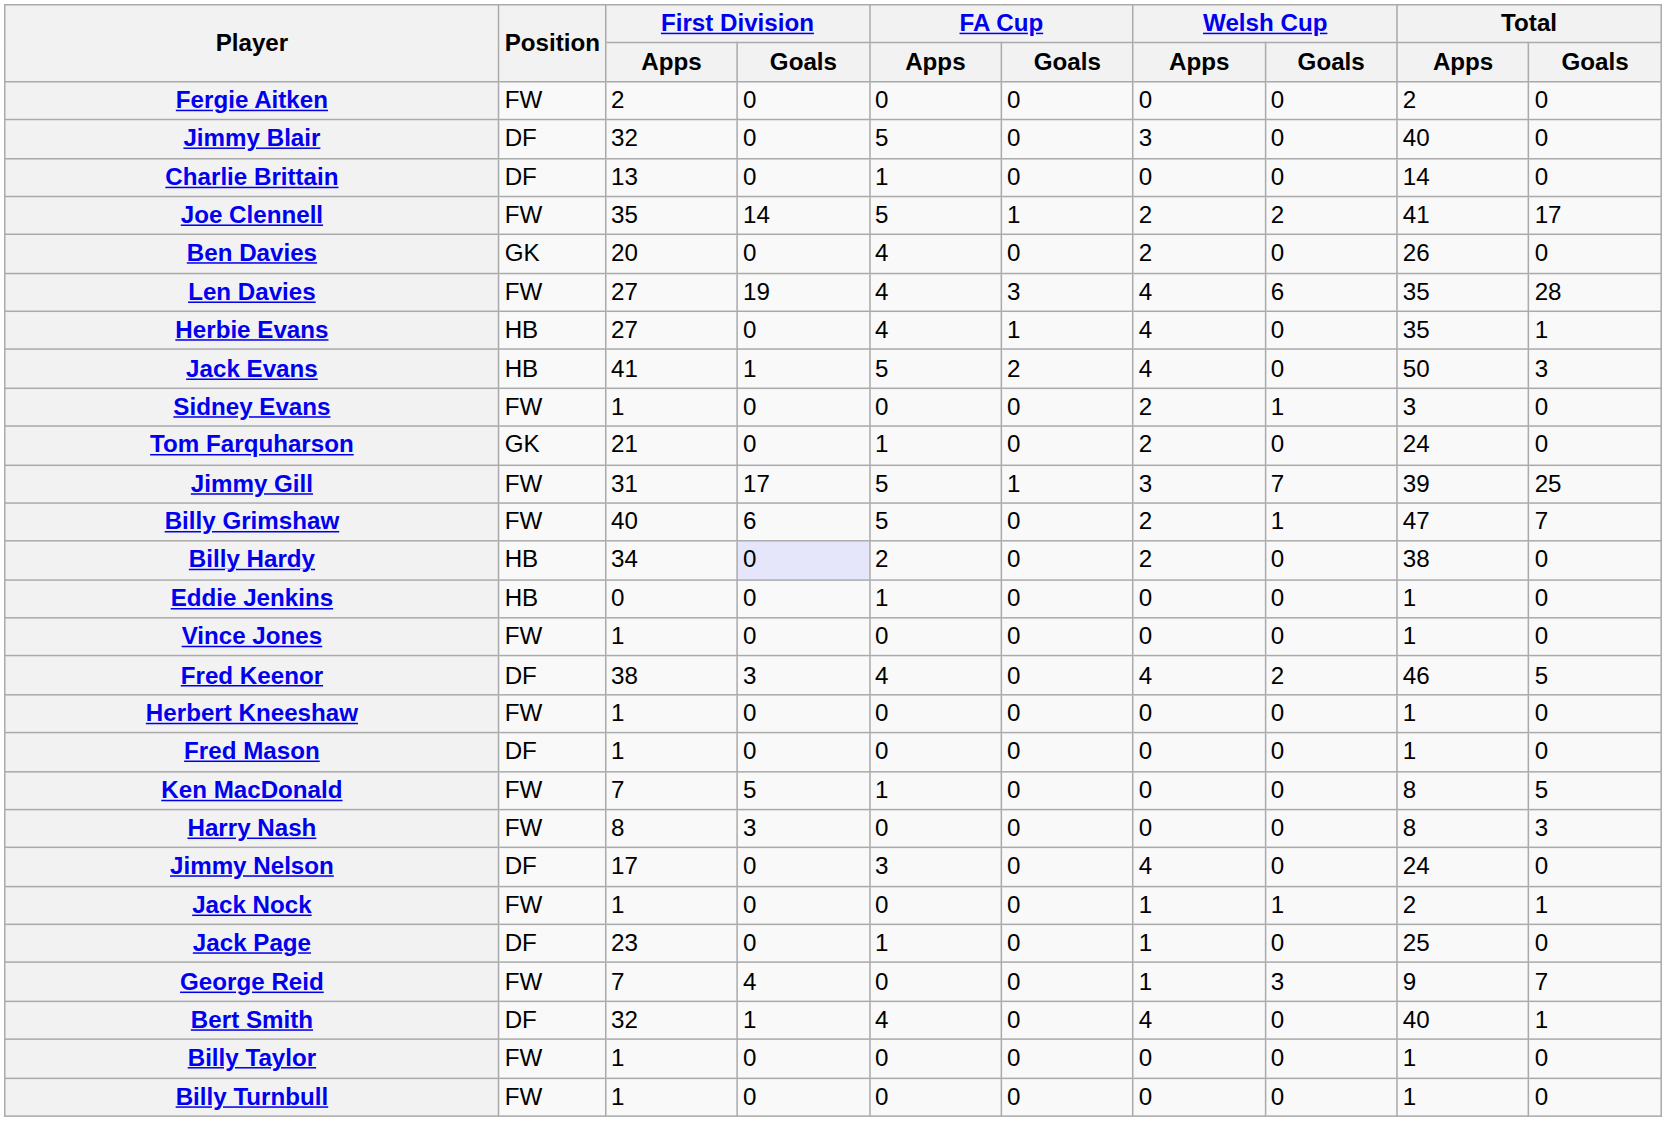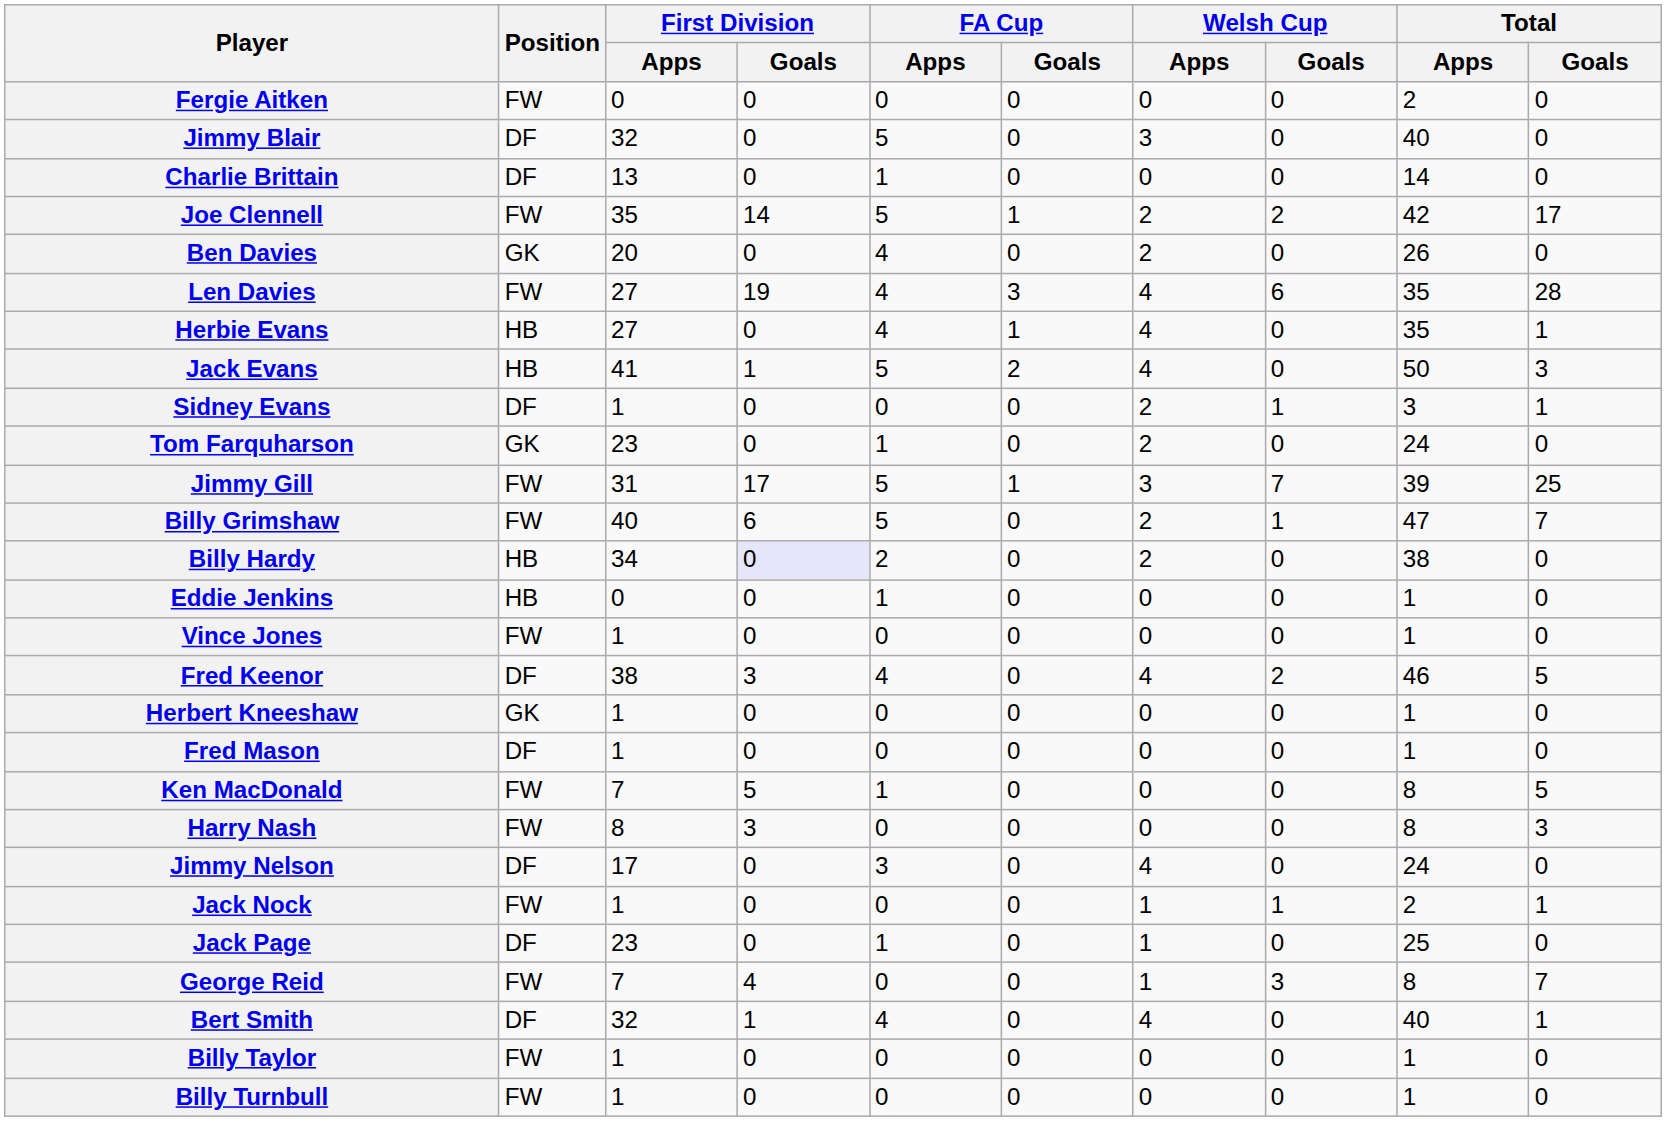(618, 100) 2 -> (618, 100) 0
(1416, 215) 41 -> (1416, 215) 42
(523, 406) FW -> (521, 406) DF
(1541, 406) 0 -> (1541, 406) 1
(625, 445) 21 -> (625, 445) 23
(523, 713) FW -> (522, 713) GK
(1409, 981) 9 -> (1409, 981) 8
